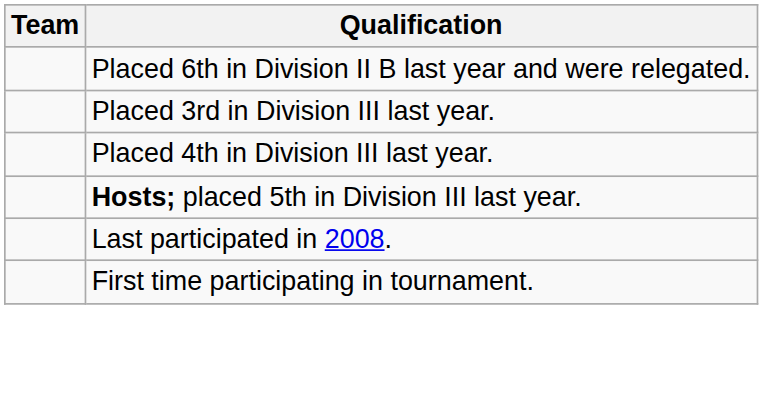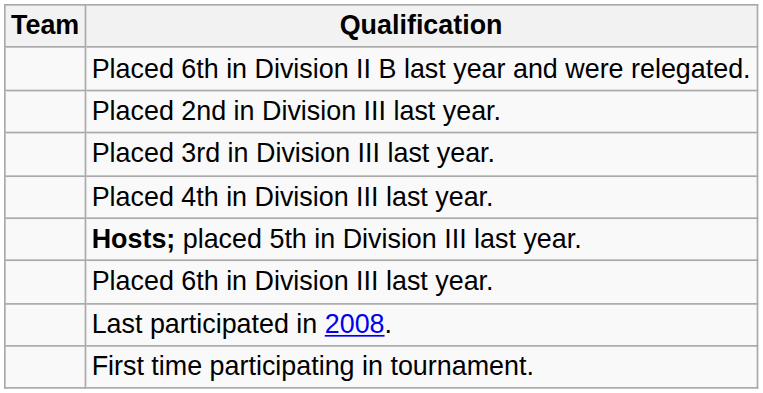+ row: (296, 111)
+ row: (293, 281)
